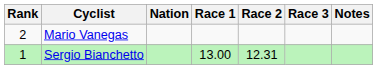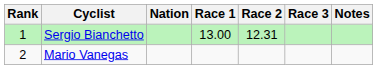rows swapped: (94, 54) <-> (86, 34)
